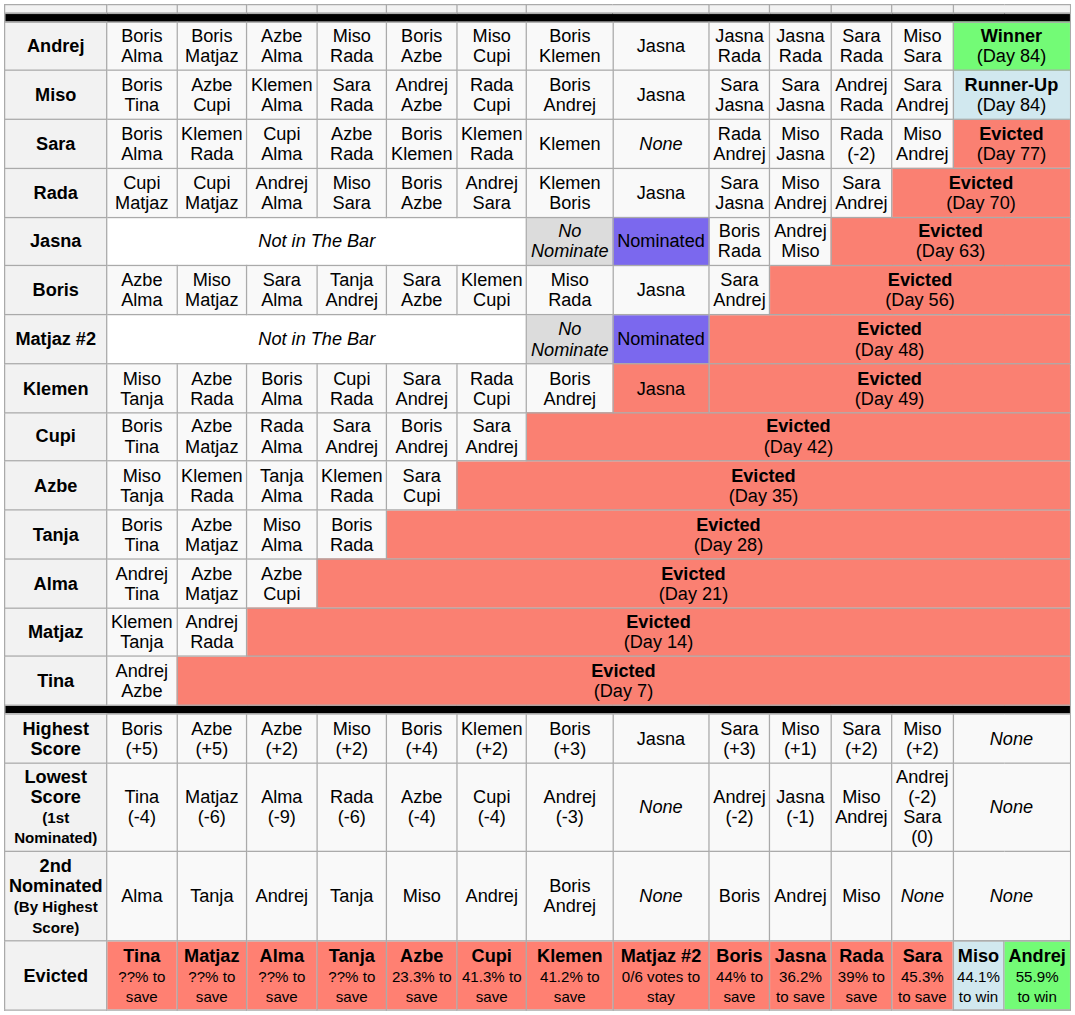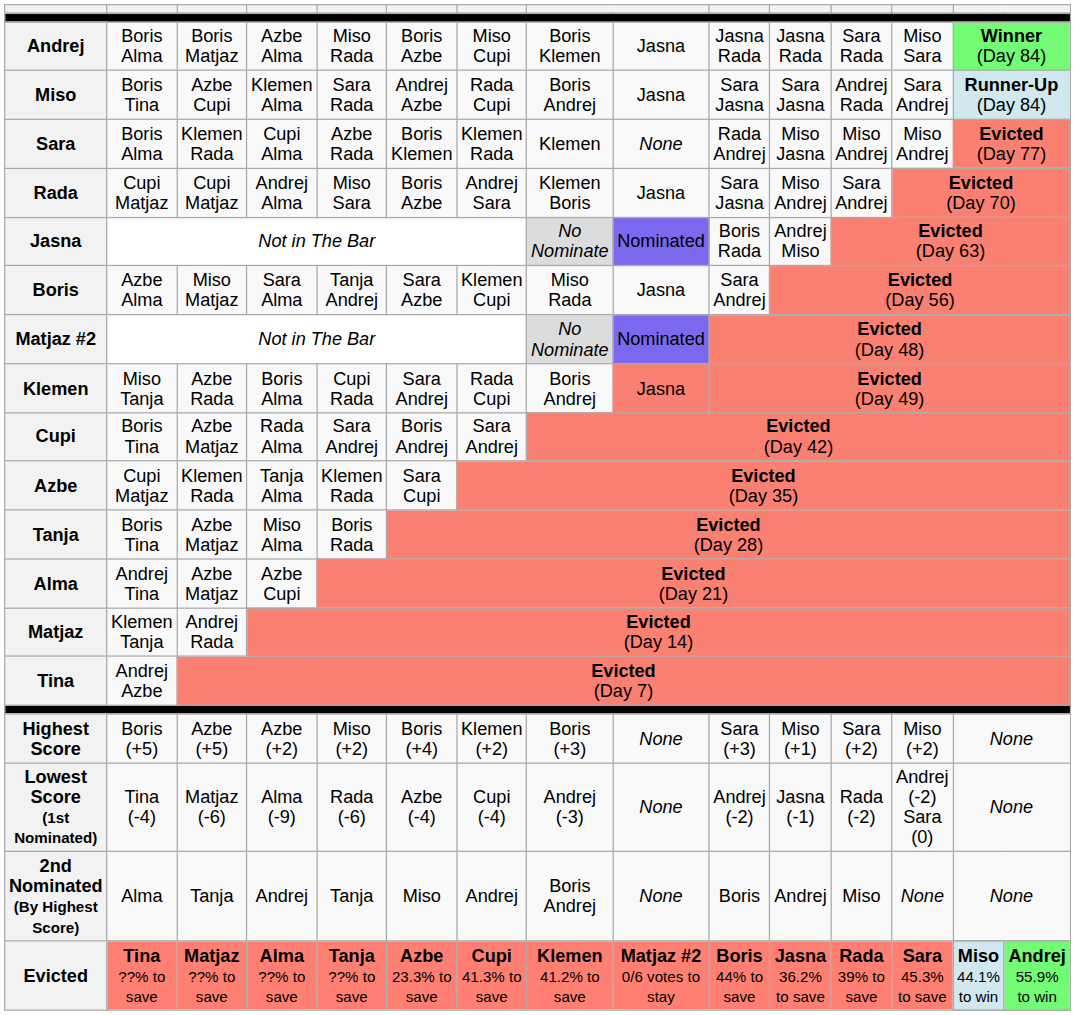(861, 144) Rada (-2) -> (861, 144) Miso Andrej
(142, 486) Miso Tanja -> (142, 486) Cupi Matjaz
(661, 738) Jasna -> (661, 738) None
(861, 807) Miso Andrej -> (861, 807) Rada (-2)
